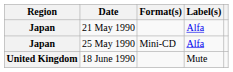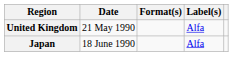(42, 28) Japan -> (42, 28) United Kingdom
- row: (108, 43)
(42, 59) United Kingdom -> (42, 43) Japan
(197, 59) Mute -> (195, 43) Alfa
